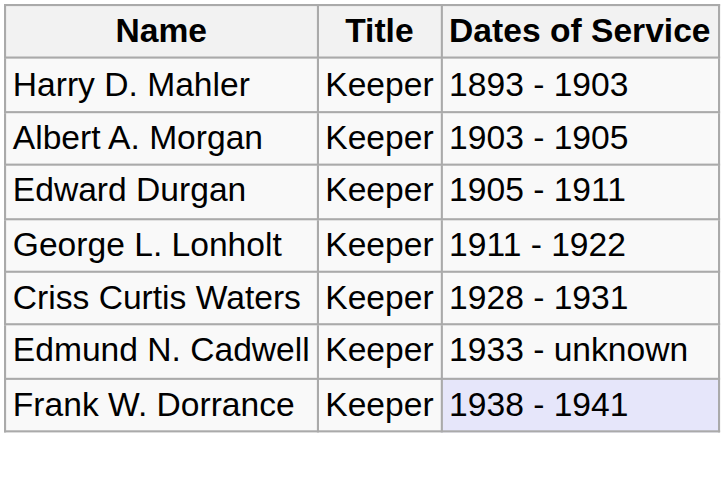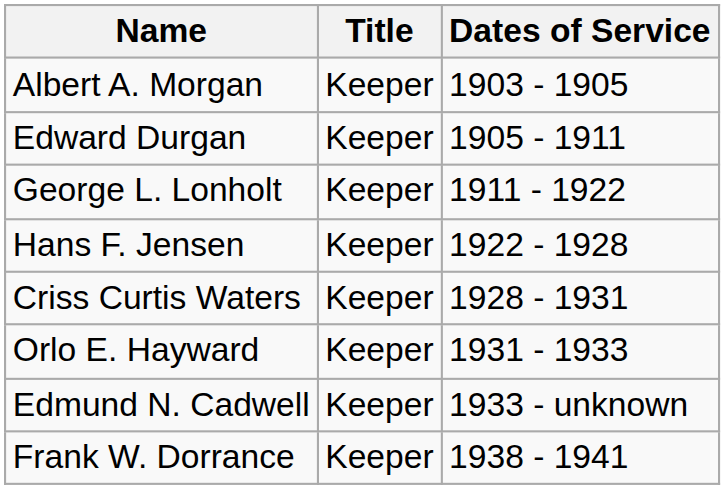- row: (131, 84)
+ row: (129, 244)
+ row: (136, 350)
(539, 404) lavender background -> (539, 457) no background
